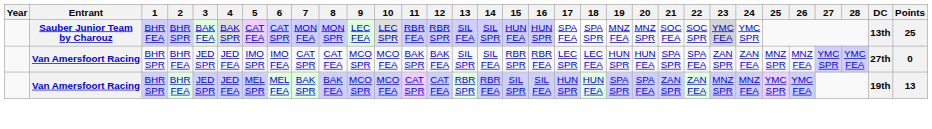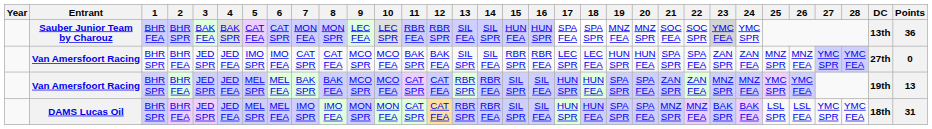(910, 33) 25 -> (910, 33) 36
+ row: (86, 111)
